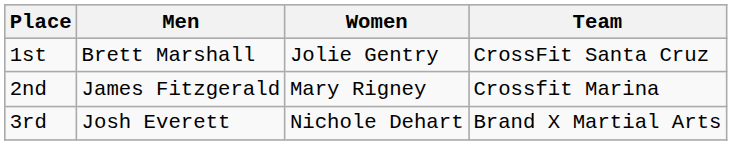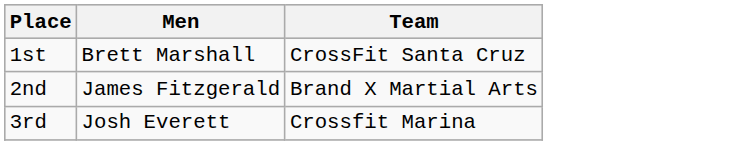- column: (377, 22)
(566, 89) Crossfit Marina -> (414, 89) Brand X Martial Arts
(597, 123) Brand X Martial Arts -> (383, 123) Crossfit Marina
